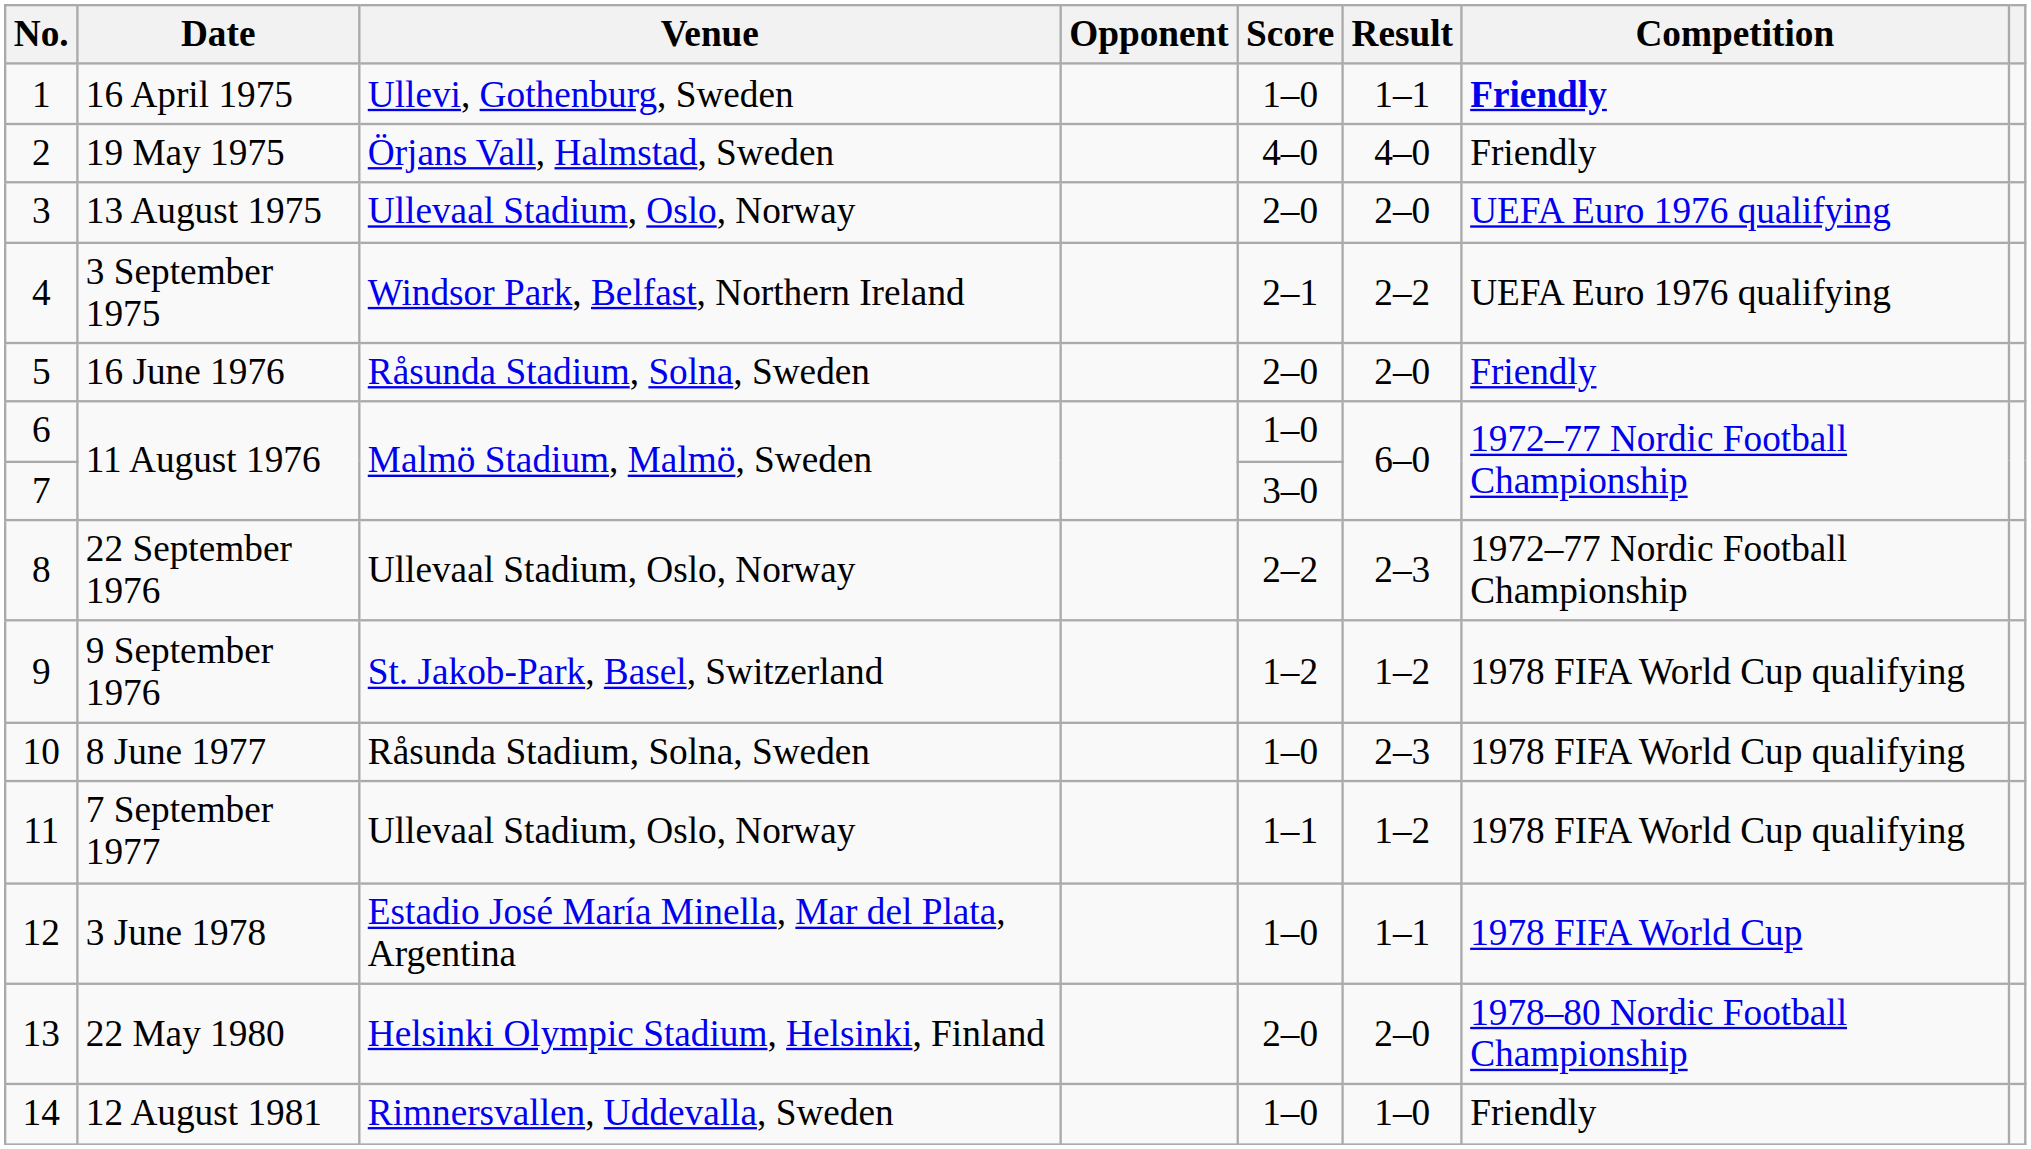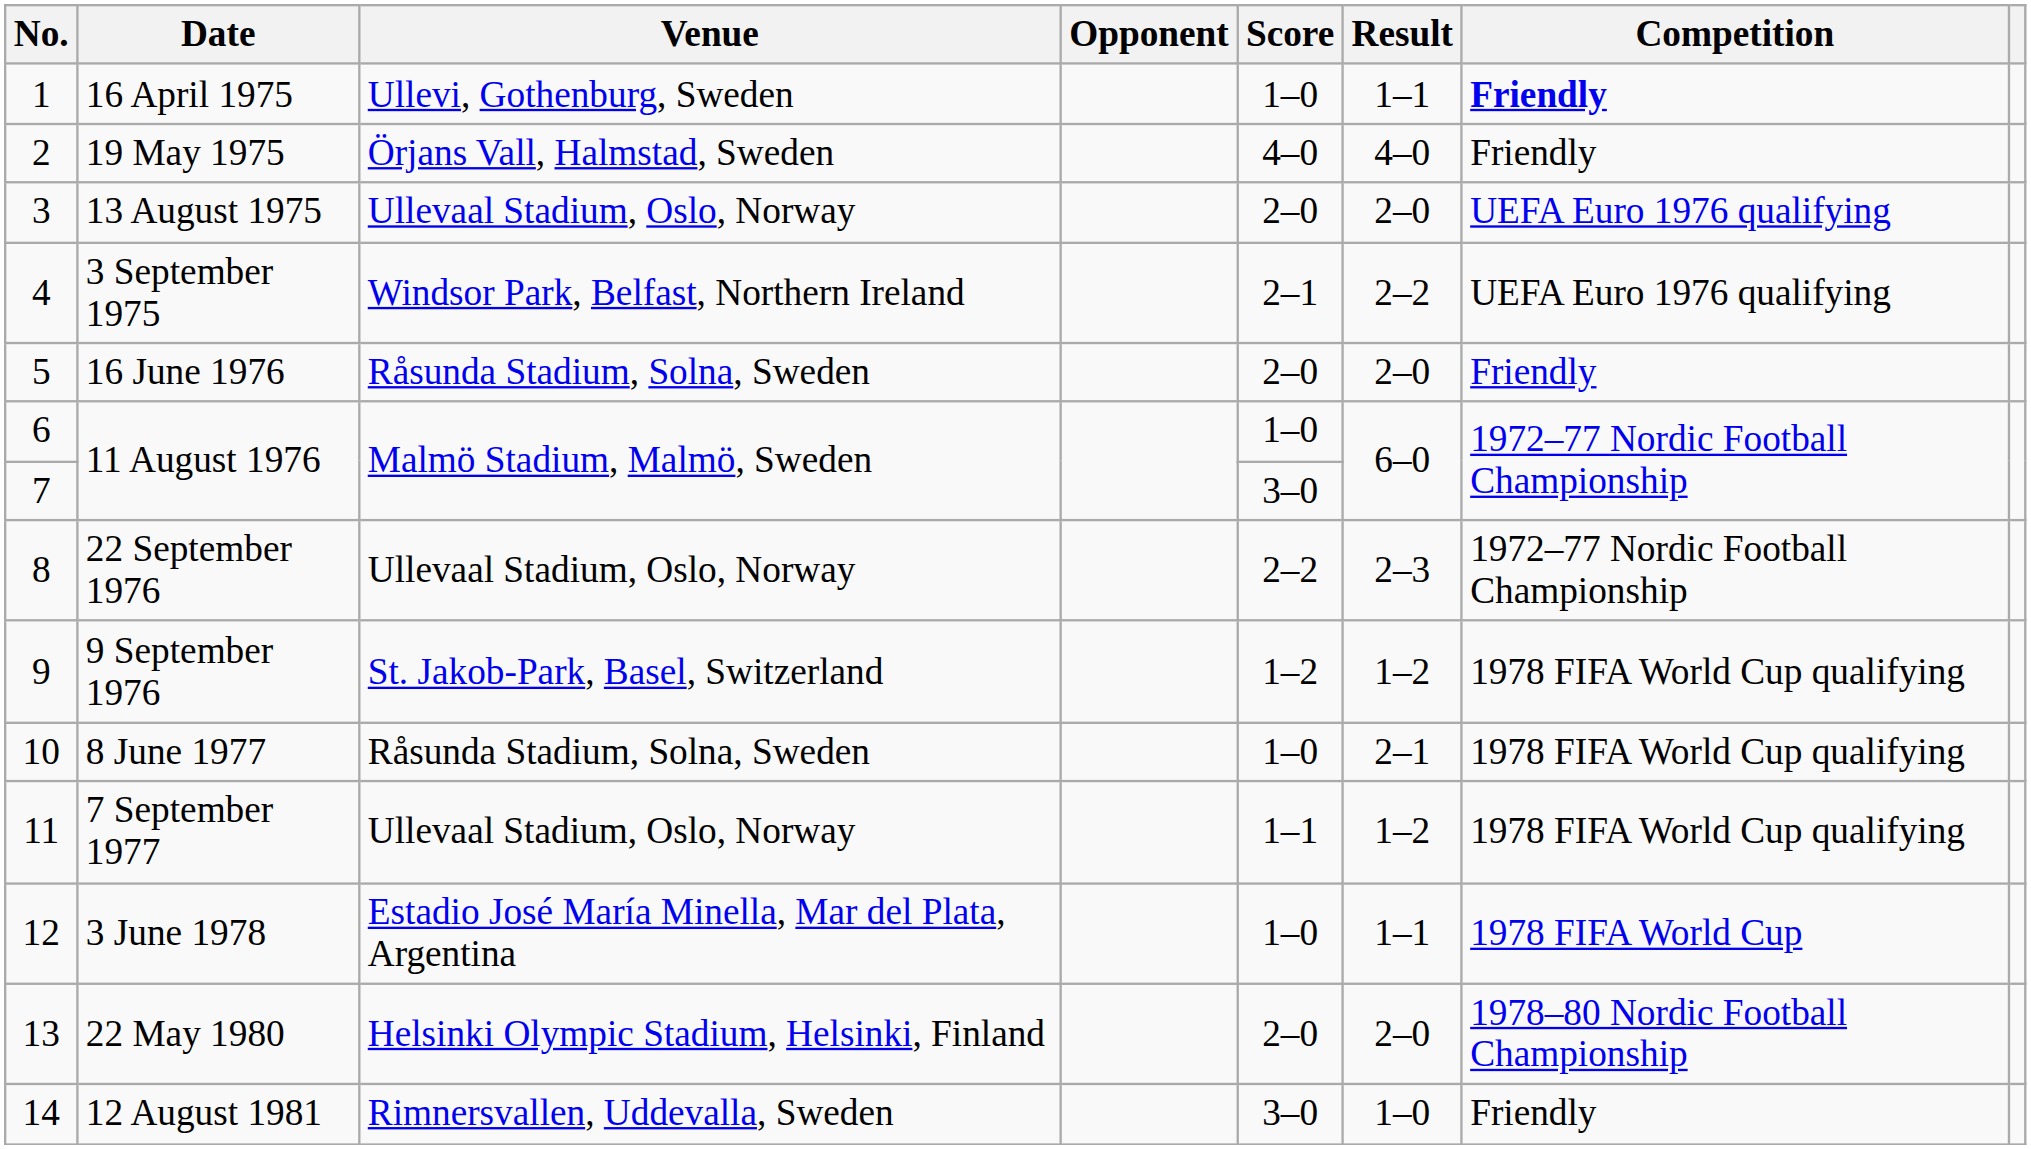(1402, 751) 2–3 -> (1402, 751) 2–1
(1290, 1113) 1–0 -> (1290, 1113) 3–0
